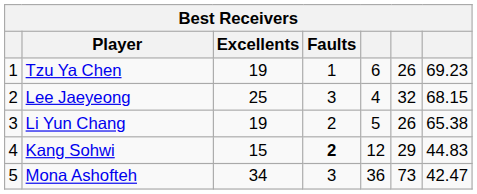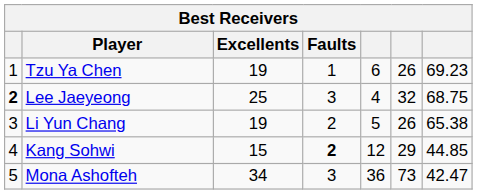(13, 97) normal -> (13, 97) bold
(447, 97) 68.15 -> (447, 97) 68.75
(447, 150) 44.83 -> (447, 150) 44.85
